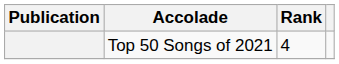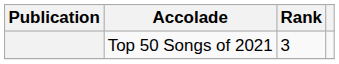(285, 44) 4 -> (285, 44) 3
